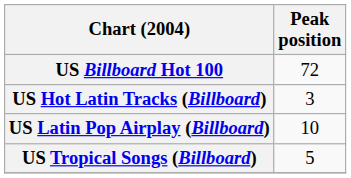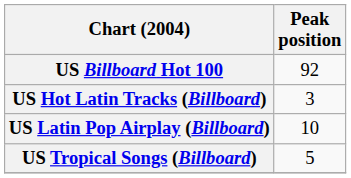(310, 69) 72 -> (310, 69) 92
